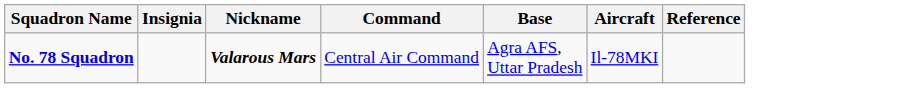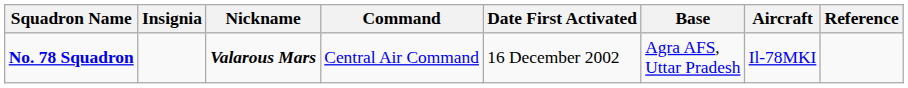+ column: (562, 18)
